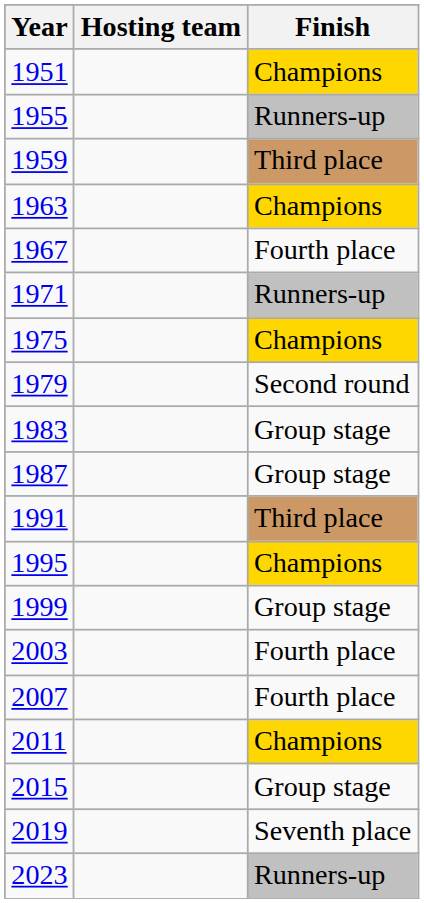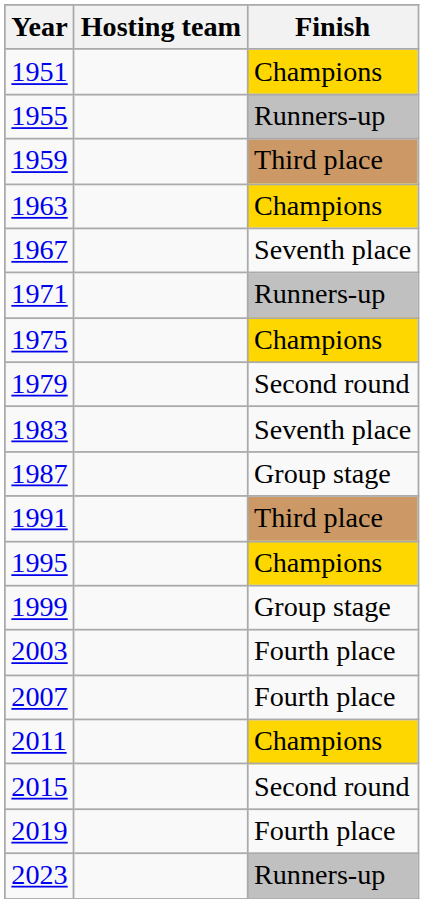(325, 250) Fourth place -> (333, 250) Seventh place
(322, 428) Group stage -> (333, 428) Seventh place
(322, 786) Group stage -> (332, 786) Second round
(333, 830) Seventh place -> (325, 830) Fourth place
